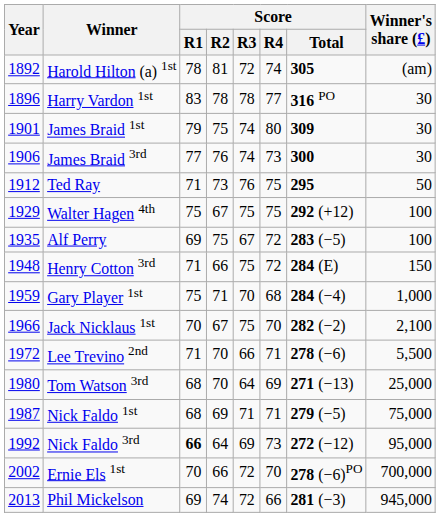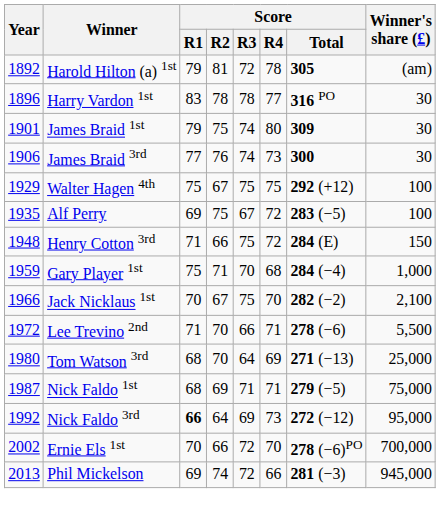(193, 69) 78 -> (193, 69) 79
(273, 69) 74 -> (273, 69) 78
- row: (74, 184)
